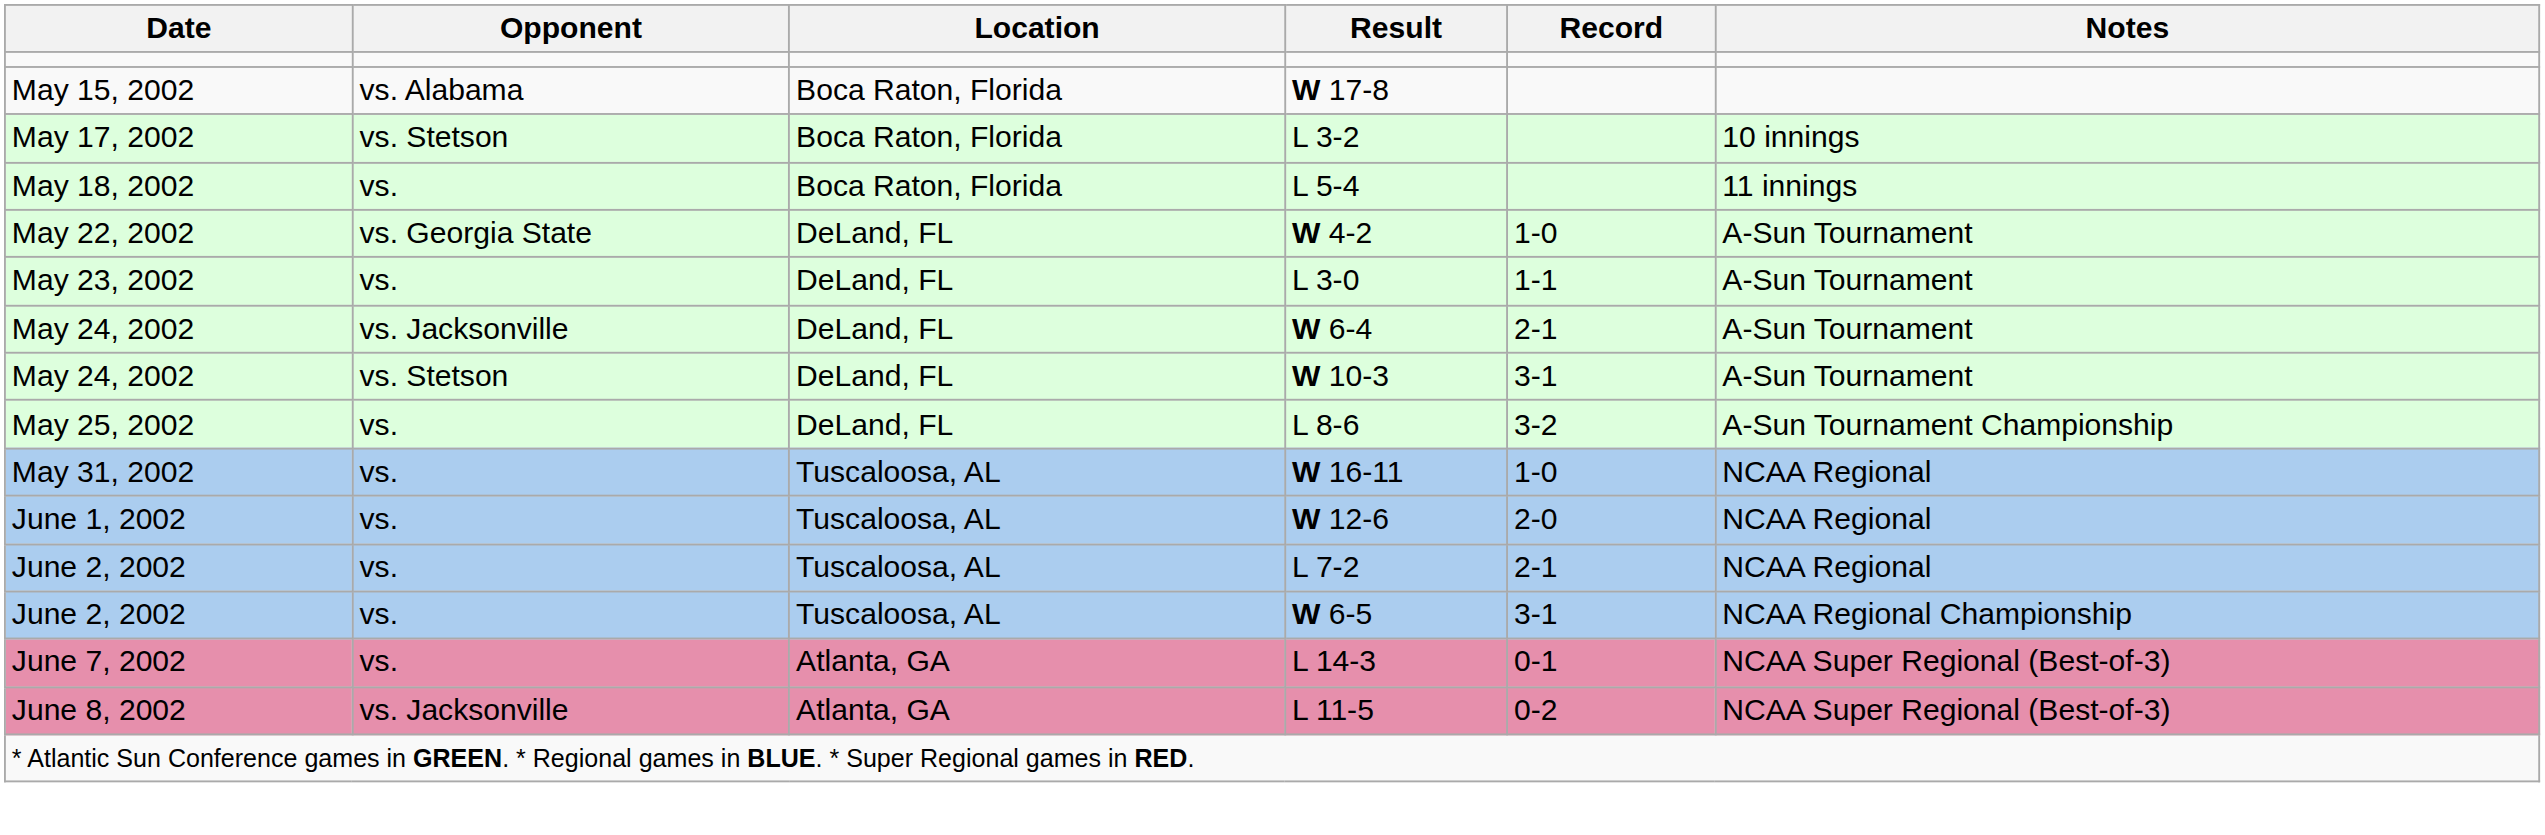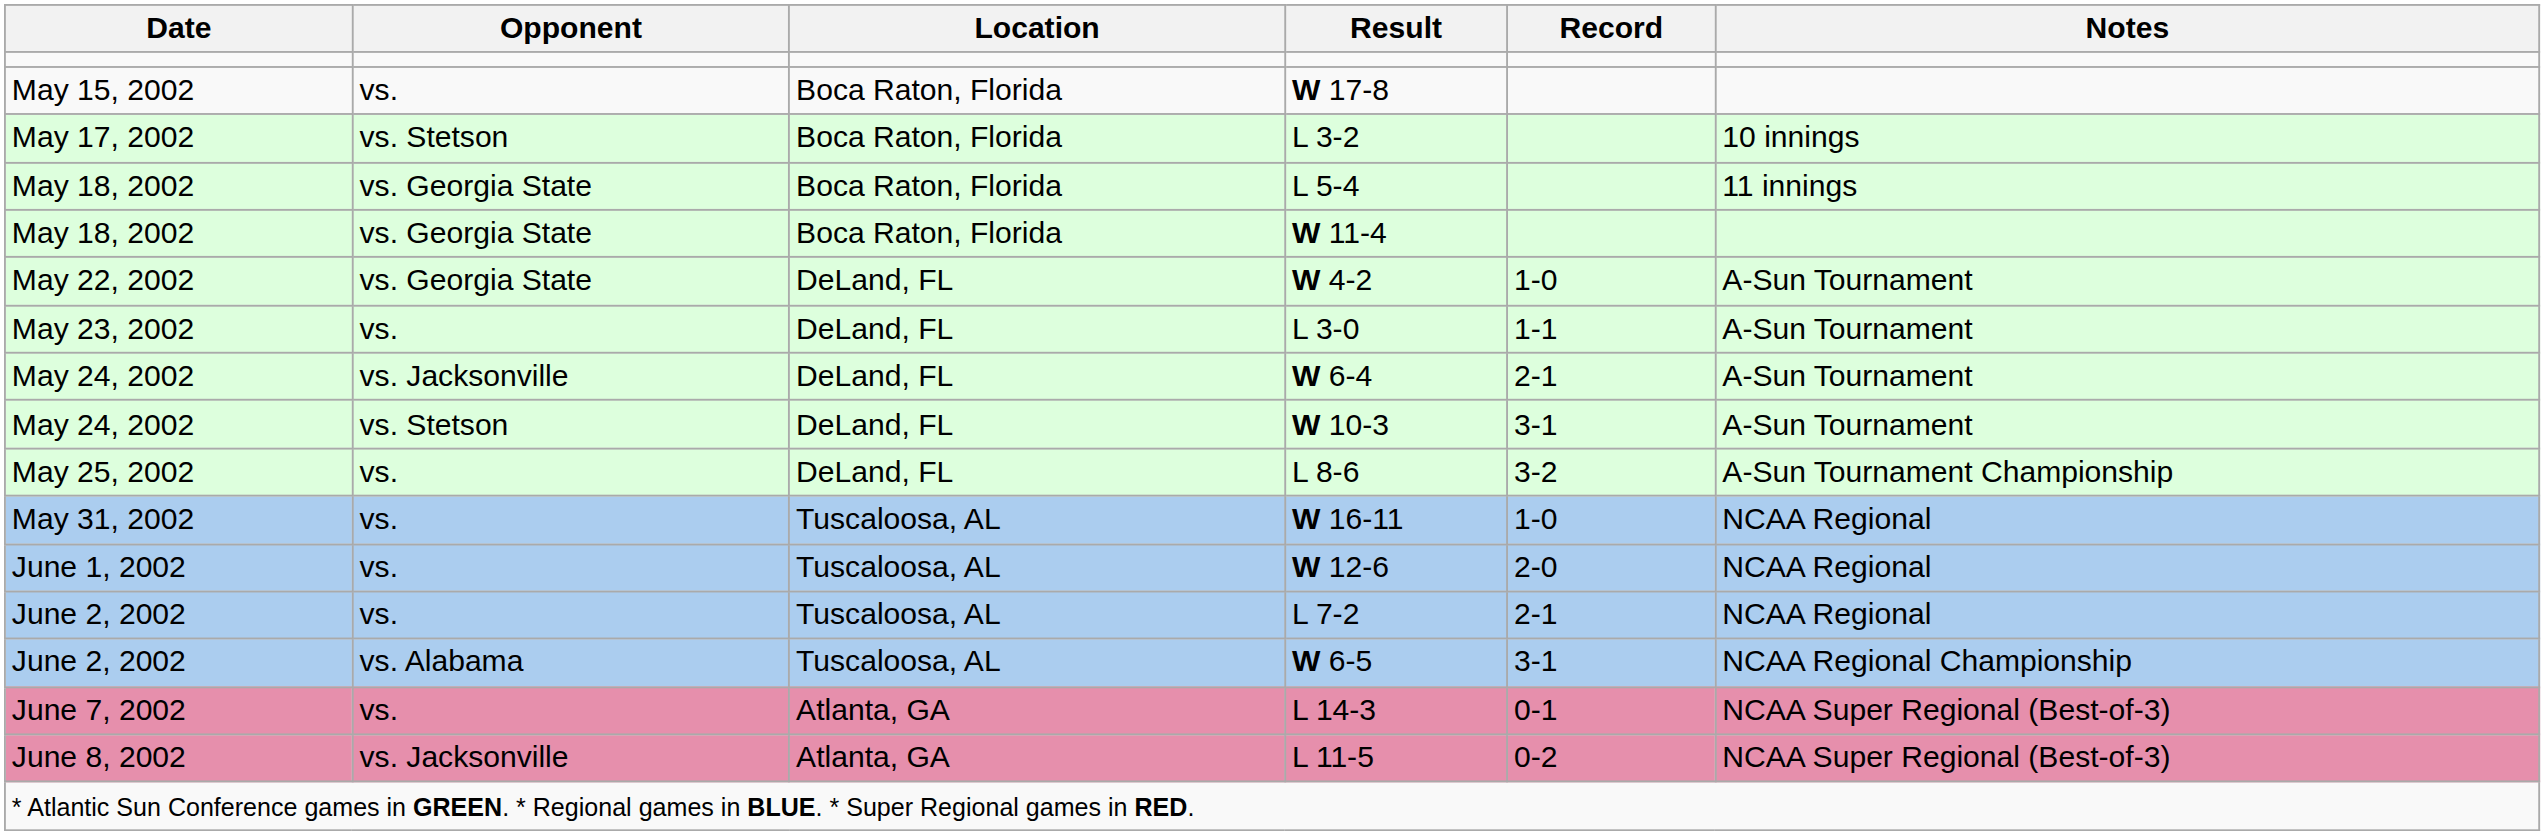(441, 89) vs. Alabama -> (379, 89) vs.
(379, 185) vs. -> (476, 185) vs. Georgia State
+ row: (1339, 233)
(379, 614) vs. -> (441, 662) vs. Alabama
